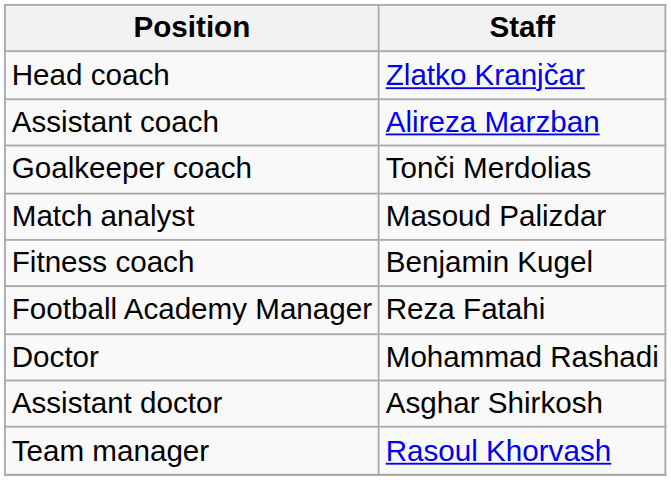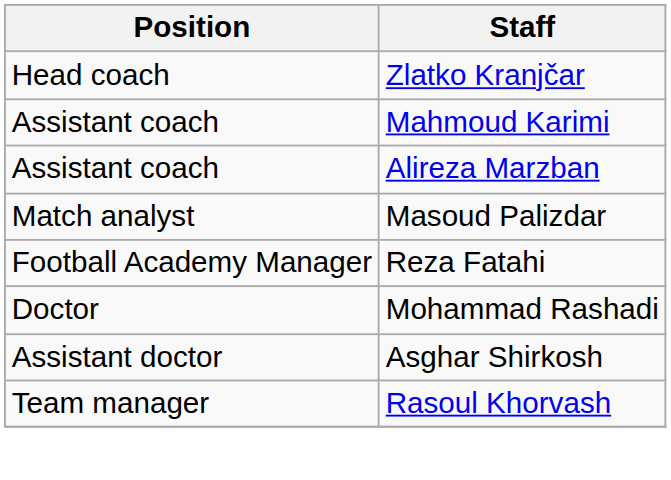+ row: (498, 121)
- row: (489, 168)
- row: (489, 262)
